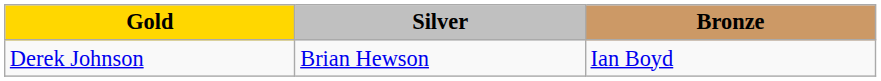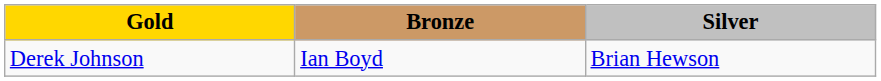columns swapped: (440, 22) <-> (731, 22)
